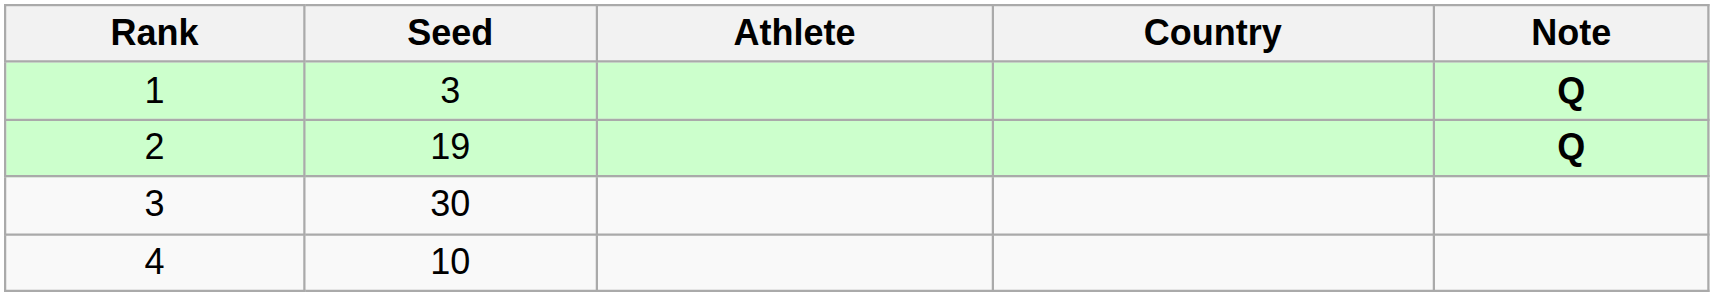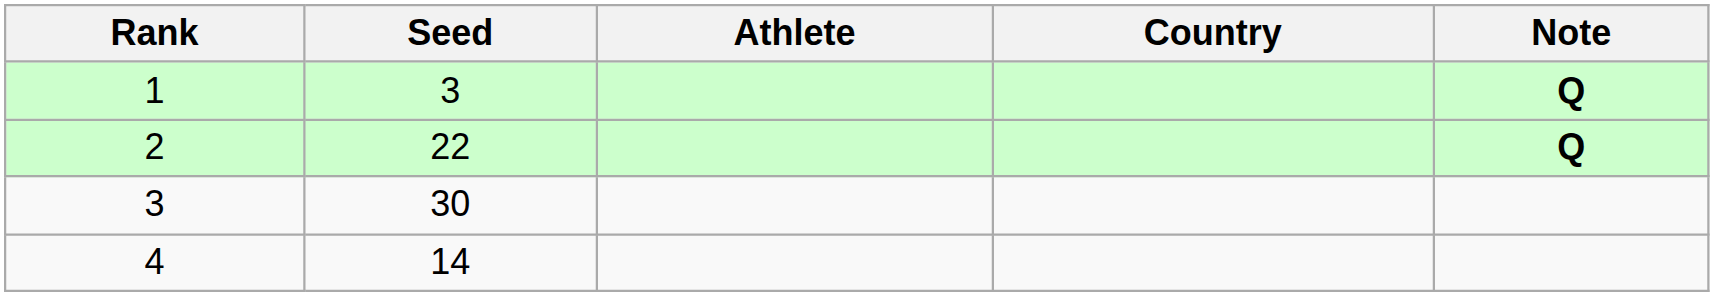(450, 147) 19 -> (450, 147) 22
(450, 261) 10 -> (450, 261) 14
